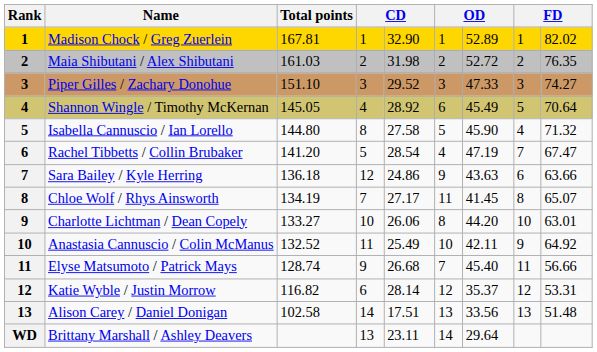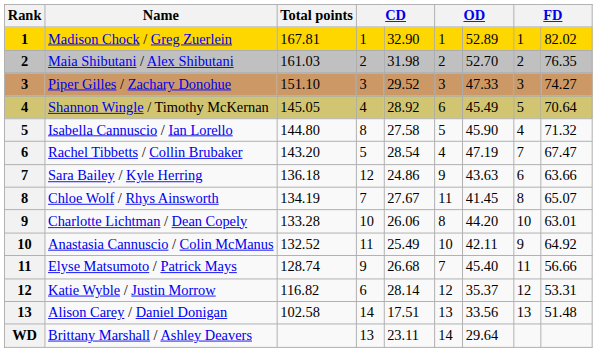(482, 61) 52.72 -> (482, 61) 52.70
(300, 152) 141.20 -> (300, 152) 143.20
(403, 198) 27.17 -> (403, 198) 27.67
(300, 221) 133.27 -> (300, 221) 133.28
